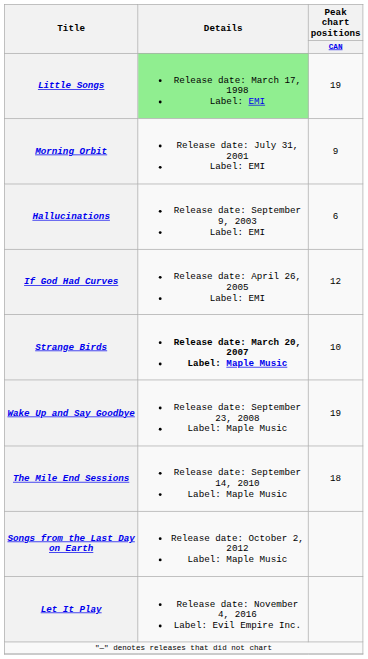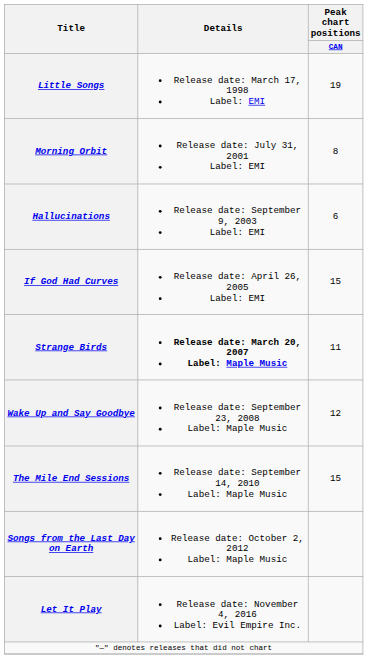(223, 91) lightgreen background -> (223, 91) no background
(336, 151) 9 -> (336, 151) 8
(336, 282) 12 -> (336, 282) 15
(336, 348) 10 -> (336, 348) 11
(336, 413) 19 -> (336, 413) 12
(336, 478) 18 -> (336, 478) 15
